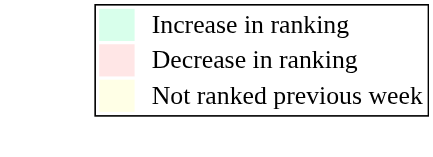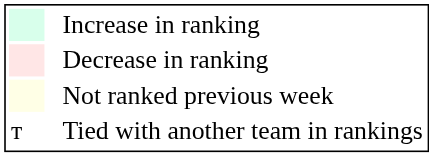+ row: (243, 130)
